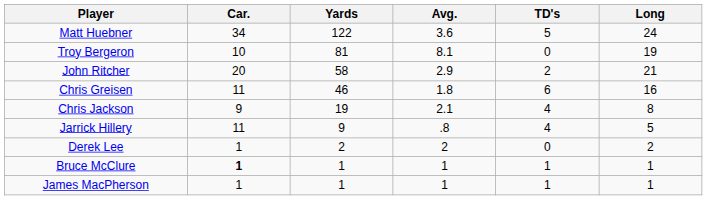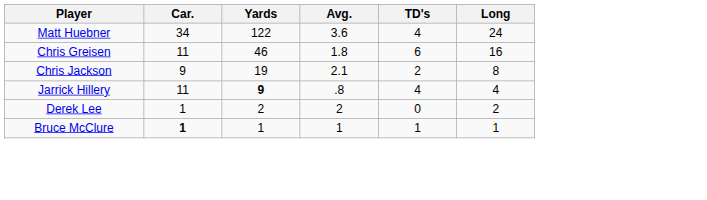(547, 33) 5 -> (417, 33) 4
- row: (96, 52)
- row: (96, 71)
(547, 109) 4 -> (417, 71) 2
(342, 128) normal -> (261, 90) bold
(650, 128) 5 -> (496, 90) 4
- row: (96, 185)
